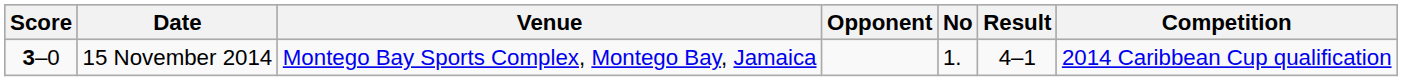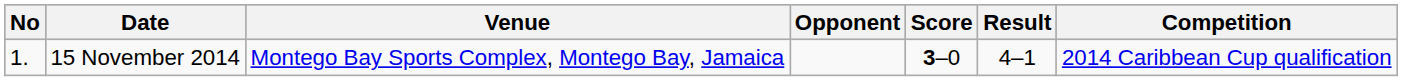columns swapped: (958, 22) <-> (41, 22)
